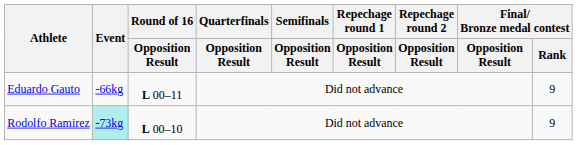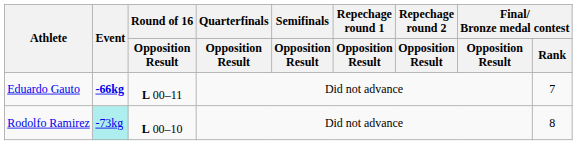(109, 89) normal -> (110, 89) bold
(552, 89) 9 -> (552, 89) 7
(552, 123) 9 -> (552, 123) 8
